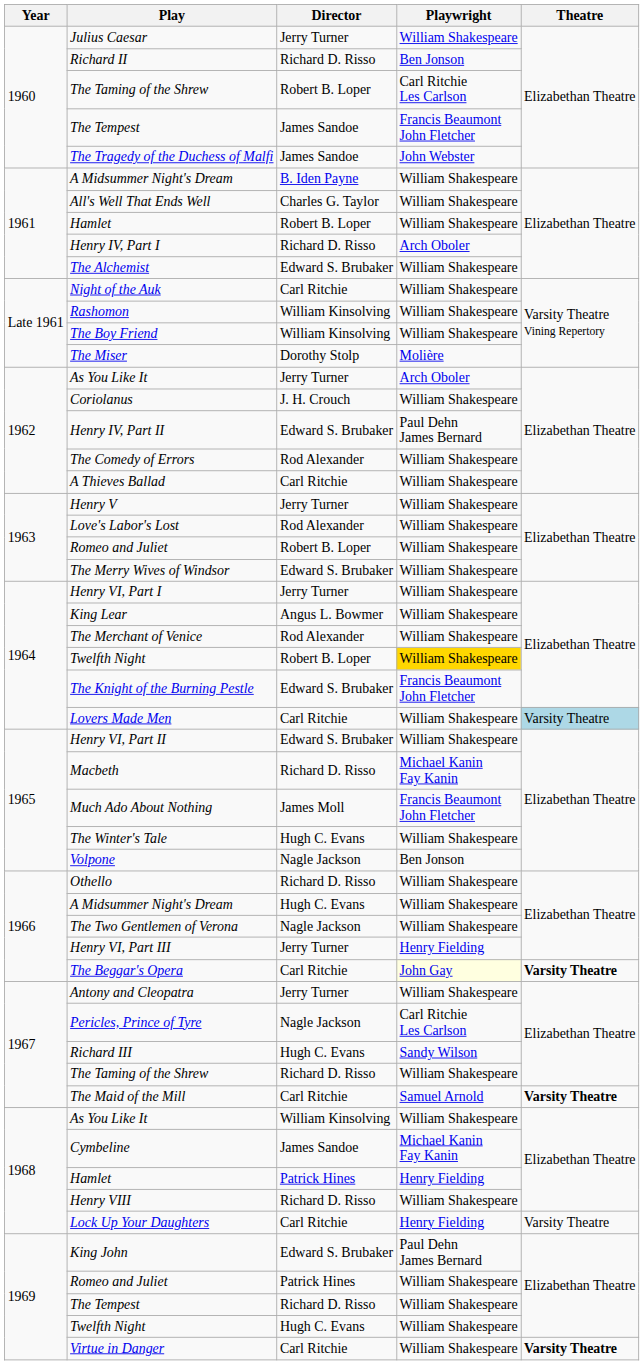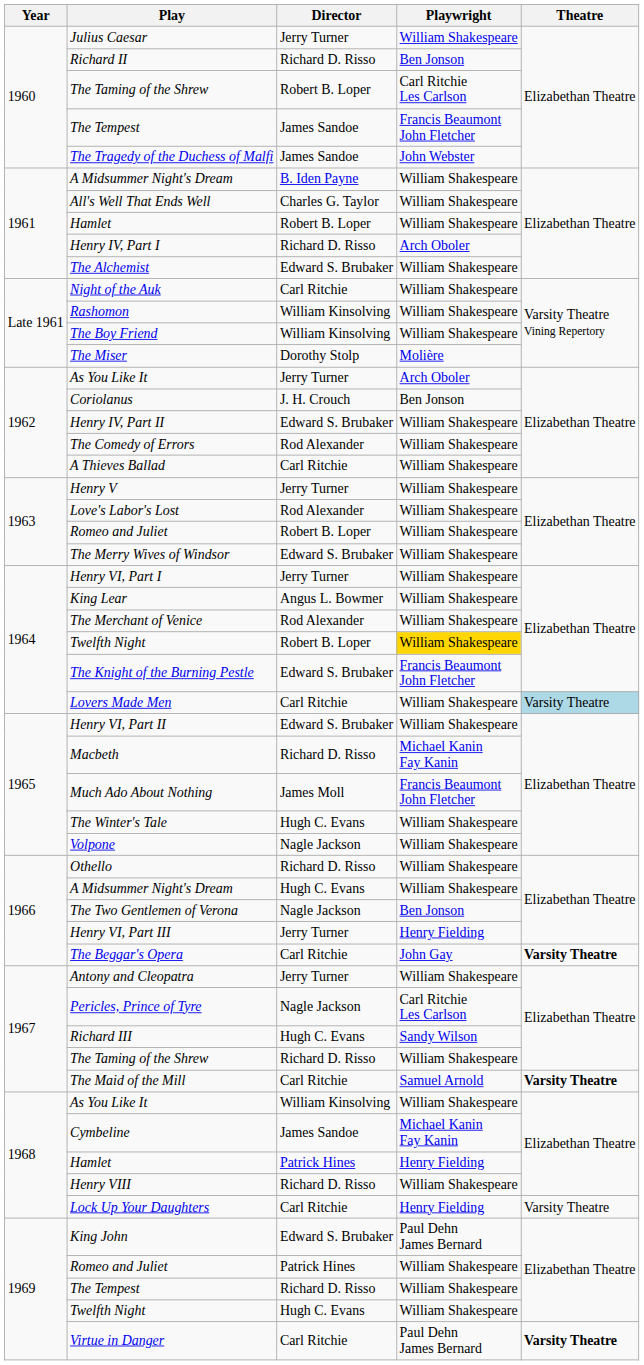(459, 400) William Shakespeare -> (432, 400) Ben Jonson
(441, 429) Paul Dehn James Bernard -> (459, 422) William Shakespeare
(432, 860) Ben Jonson -> (459, 844) William Shakespeare
(459, 926) William Shakespeare -> (432, 910) Ben Jonson
(426, 970) lightyellow background -> (426, 954) no background
(459, 1348) William Shakespeare -> (441, 1340) Paul Dehn James Bernard
